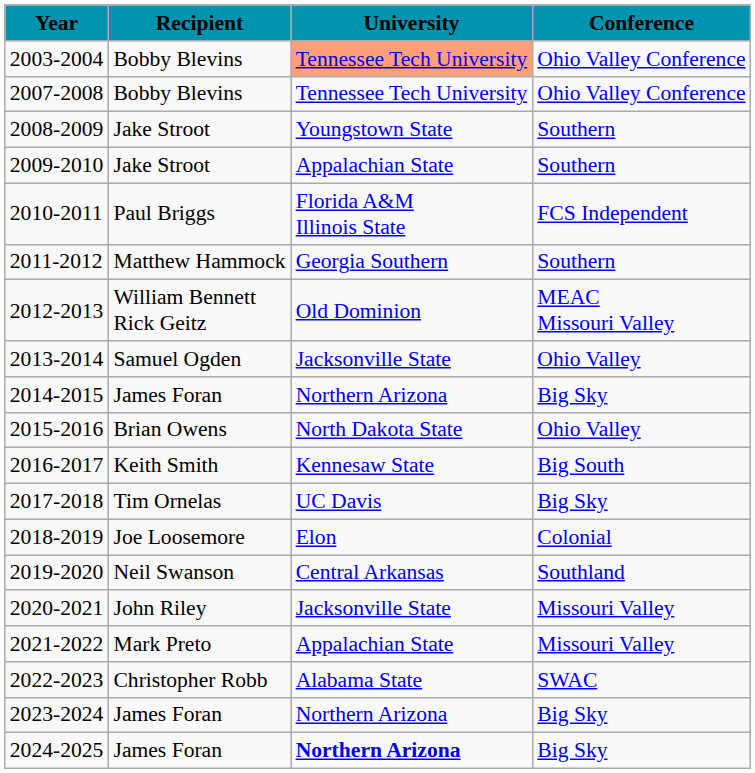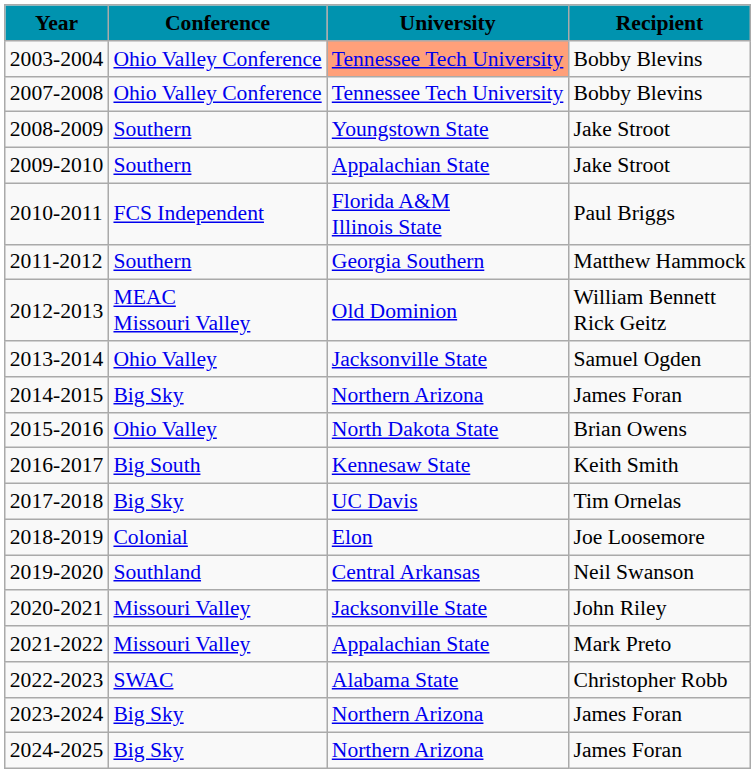columns swapped: (200, 22) <-> (641, 22)
(378, 750) bold -> (408, 750) normal
